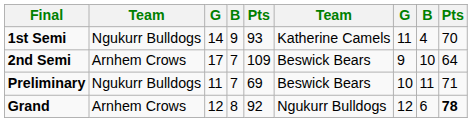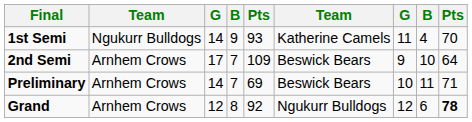(146, 83) Ngukurr Bulldogs -> (139, 83) Arnhem Crows
(215, 83) 11 -> (216, 83) 14
